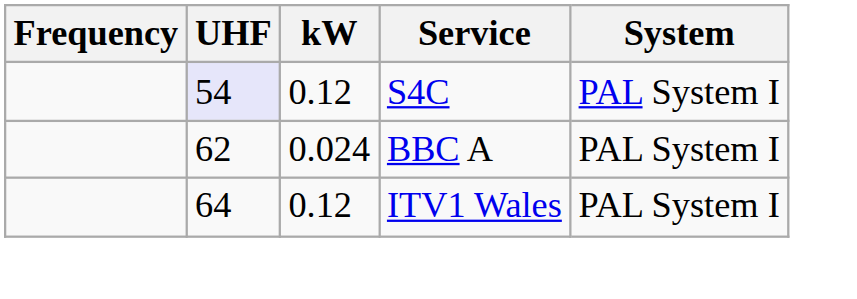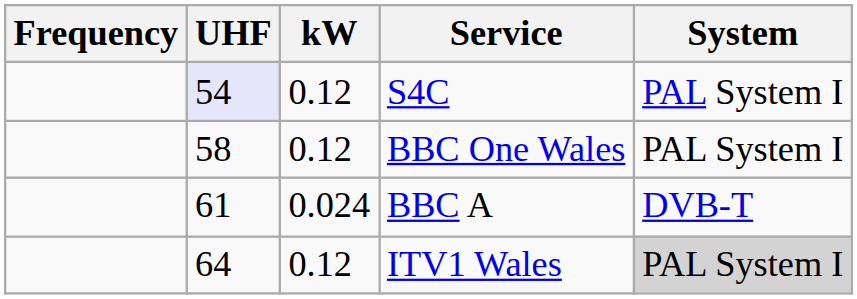+ row: (506, 148)
(213, 148) 62 -> (213, 206) 61
(679, 148) PAL System I -> (698, 206) DVB-T
(679, 206) no background -> (743, 263) lightgrey background
